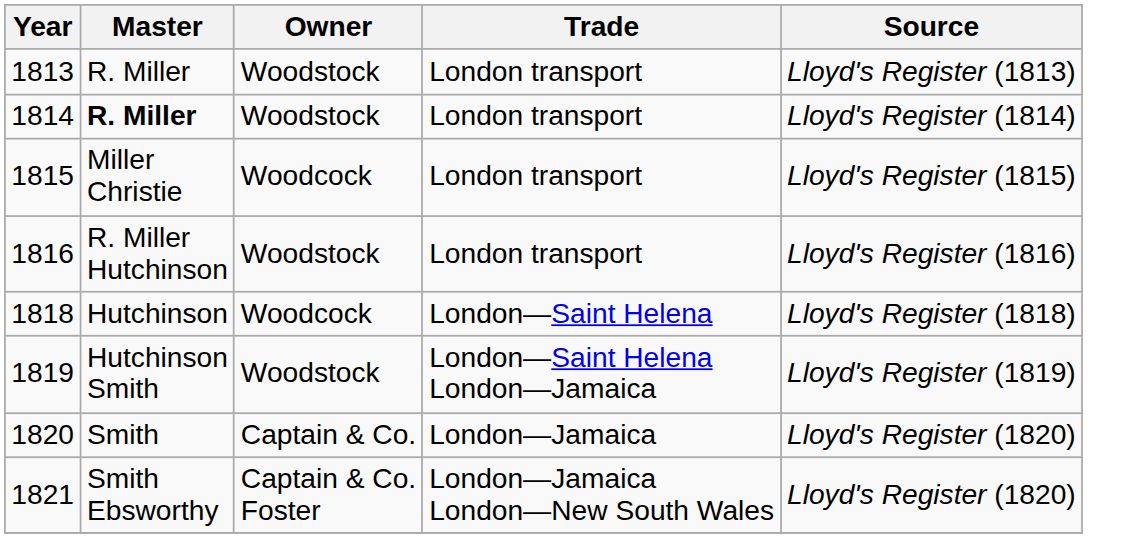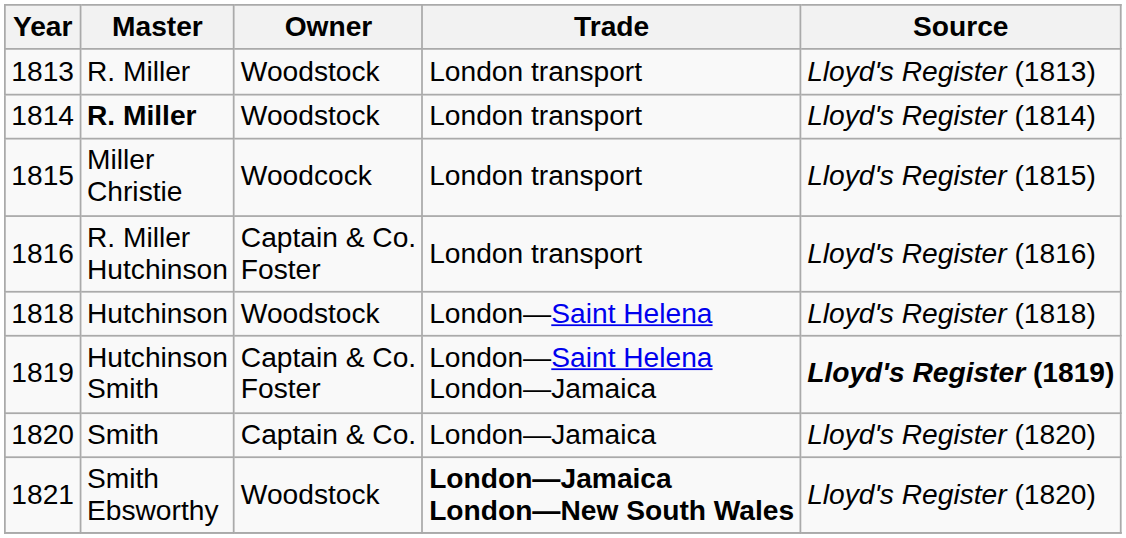(310, 252) Woodstock -> (329, 252) Captain & Co. Foster
(306, 313) Woodcock -> (310, 313) Woodstock
(310, 373) Woodstock -> (329, 373) Captain & Co. Foster
(931, 373) normal -> (961, 373) bold
(329, 494) Captain & Co. Foster -> (310, 494) Woodstock
(602, 494) normal -> (612, 494) bold
